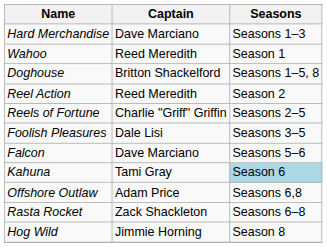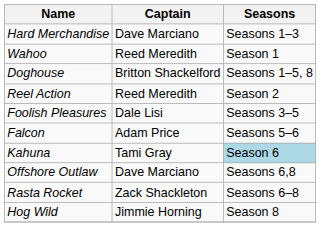- row: (53, 113)
(157, 152) Dave Marciano -> (147, 133) Adam Price
(147, 192) Adam Price -> (157, 172) Dave Marciano
